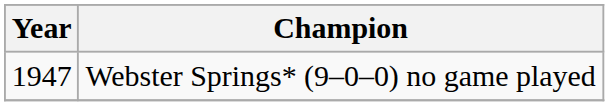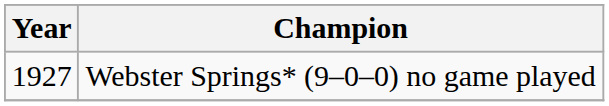(42, 75) 1947 -> (42, 75) 1927
